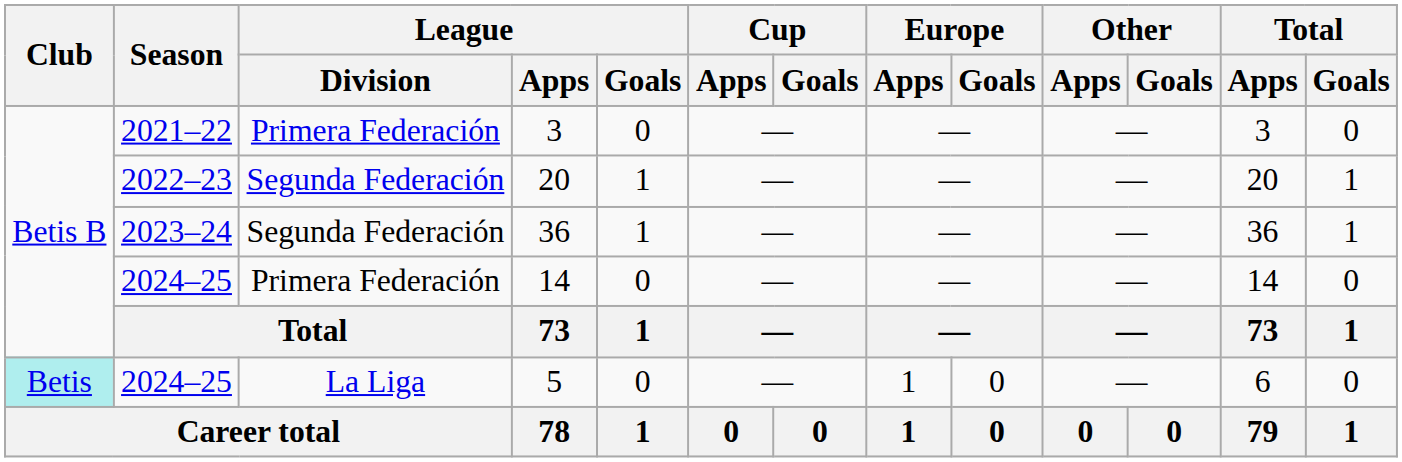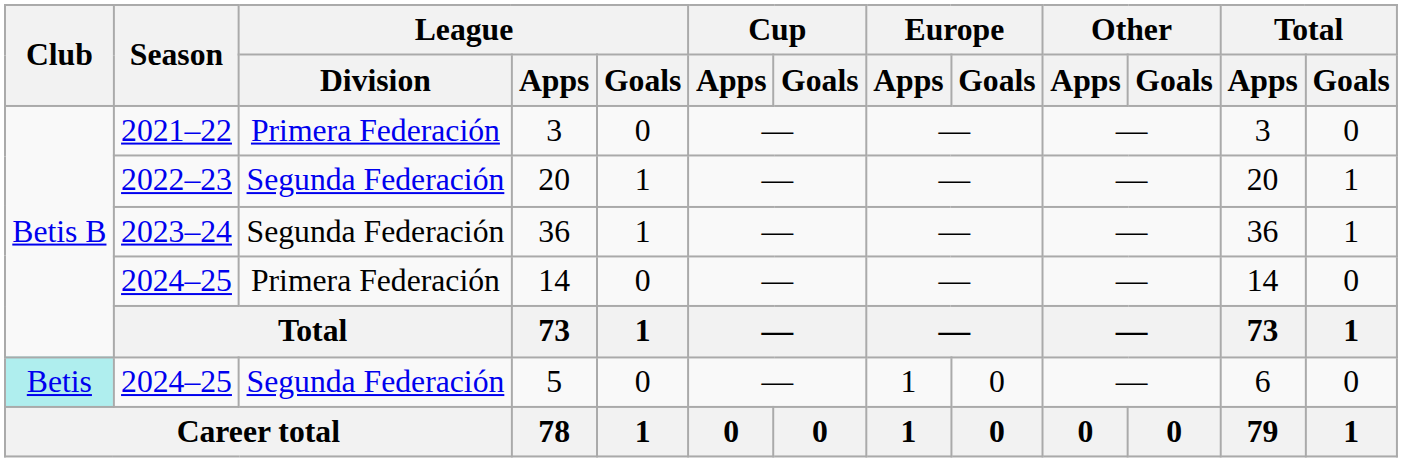(375, 381) La Liga -> (375, 381) Segunda Federación
